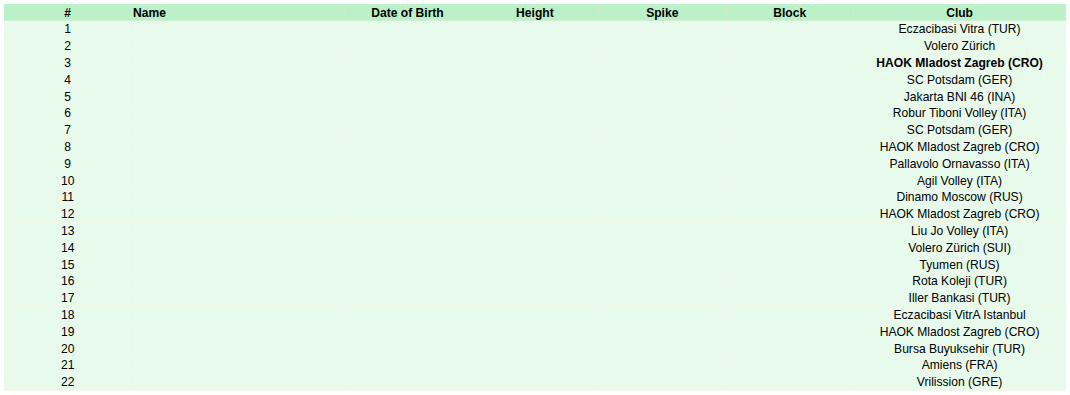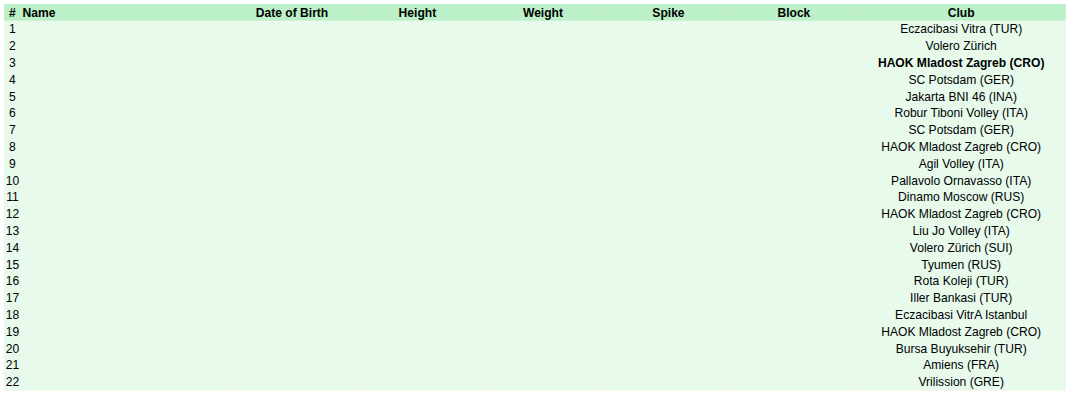+ column: (543, 12)
(960, 164) Pallavolo Ornavasso (ITA) -> (961, 164) Agil Volley (ITA)
(960, 180) Agil Volley (ITA) -> (961, 180) Pallavolo Ornavasso (ITA)
